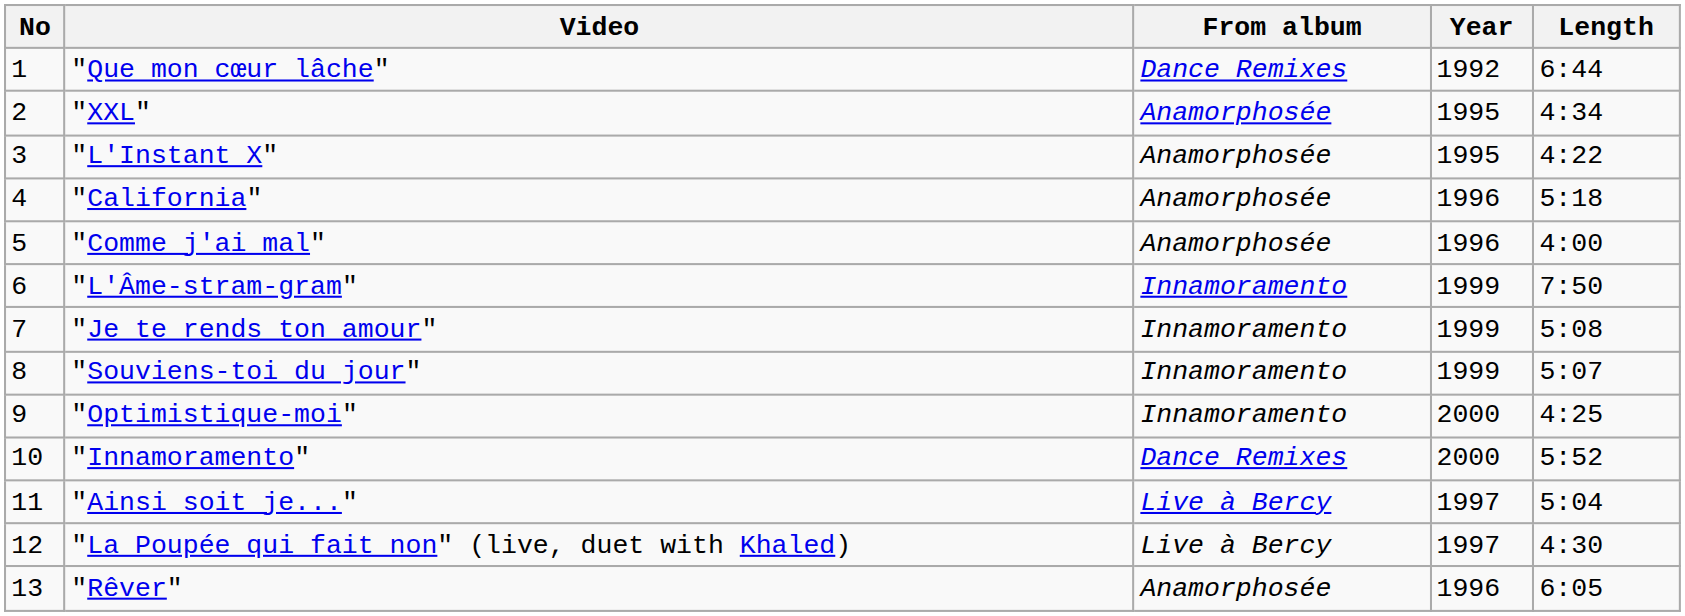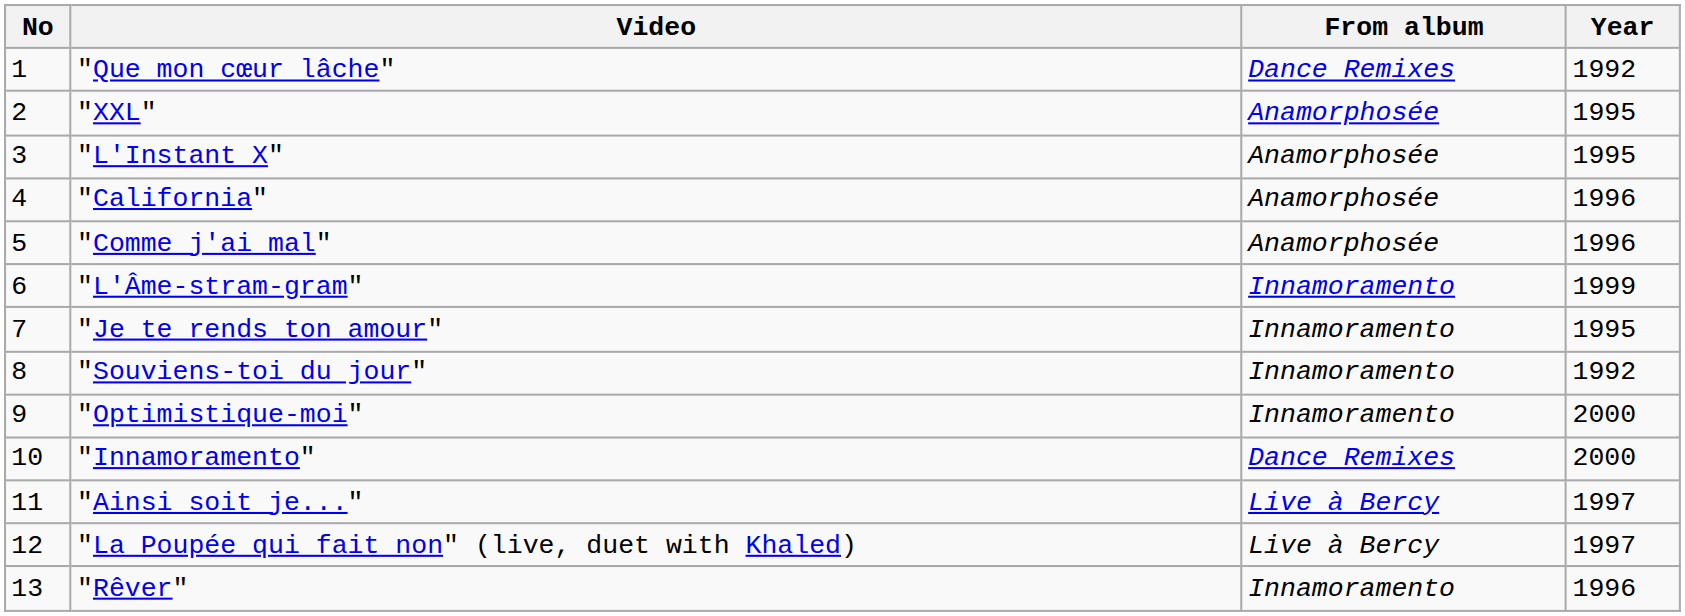- column: (1606, 27)
(1468, 329) 1999 -> (1604, 329) 1995
(1468, 372) 1999 -> (1604, 372) 1992
(1236, 589) Anamorphosée -> (1352, 589) Innamoramento
